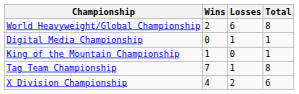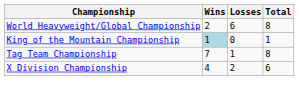- row: (75, 40)
(207, 54) no background -> (207, 40) lightblue background
